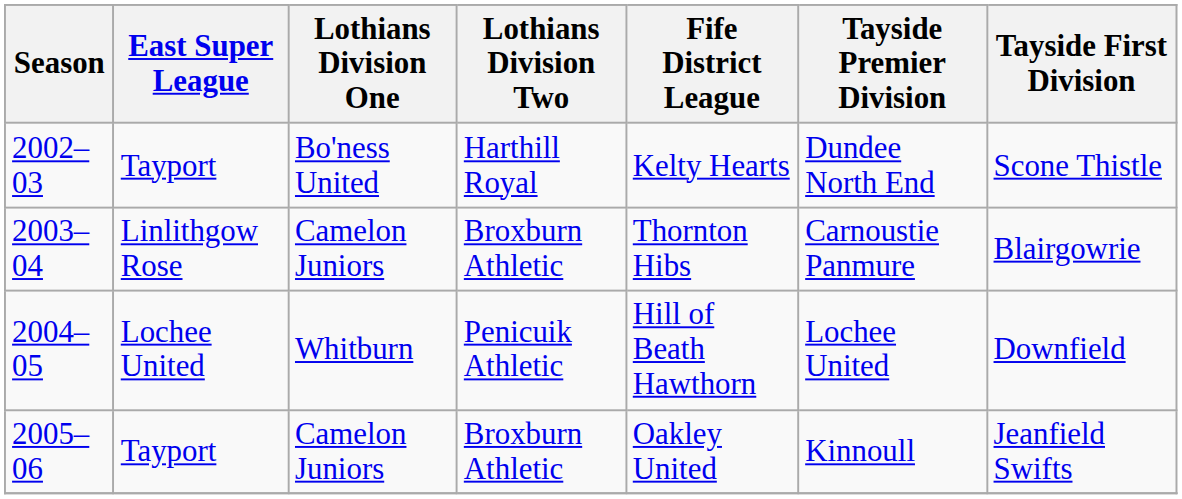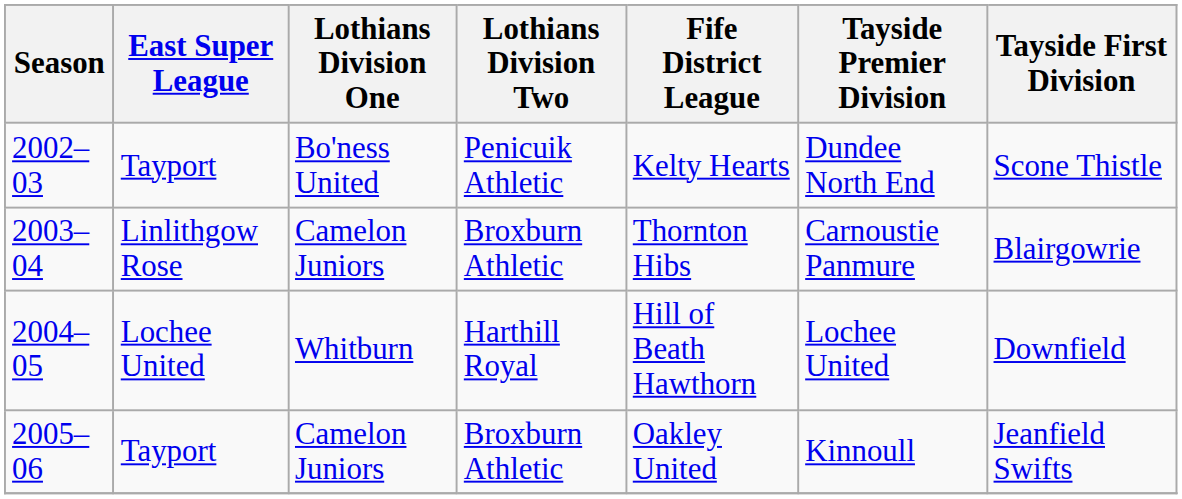(512, 164) Harthill Royal -> (518, 164) Penicuik Athletic
(518, 349) Penicuik Athletic -> (512, 349) Harthill Royal
